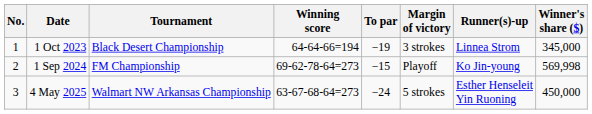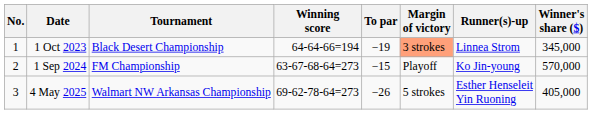(424, 47) no background -> (424, 47) lightsalmon background
(318, 66) 69-62-78-64=273 -> (318, 66) 63-67-68-64=273
(561, 66) 569,998 -> (561, 66) 570,000
(318, 93) 63-67-68-64=273 -> (318, 93) 69-62-78-64=273
(381, 93) −24 -> (381, 93) −26
(561, 93) 450,000 -> (561, 93) 405,000
